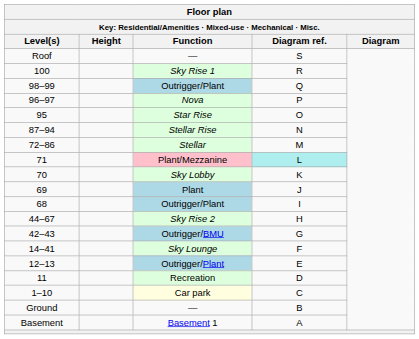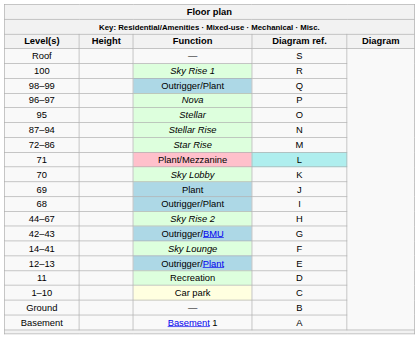(193, 116) Star Rise -> (193, 116) Stellar
(193, 145) Stellar -> (193, 145) Star Rise
